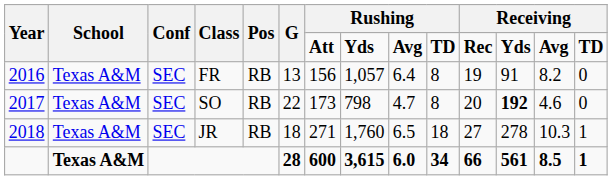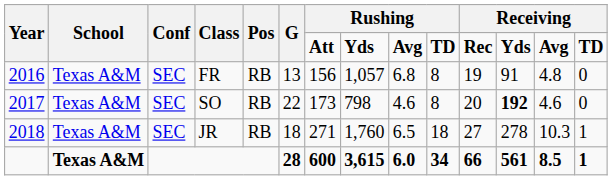(404, 75) 6.4 -> (404, 75) 6.8
(550, 75) 8.2 -> (550, 75) 4.8
(404, 103) 4.7 -> (404, 103) 4.6
